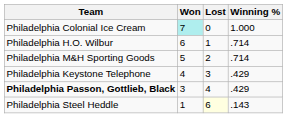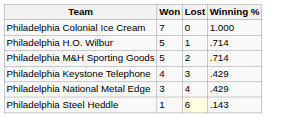(182, 27) paleturquoise background -> (162, 27) no background
(182, 43) 6 -> (162, 43) 5
+ row: (78, 89)
- row: (91, 89)
